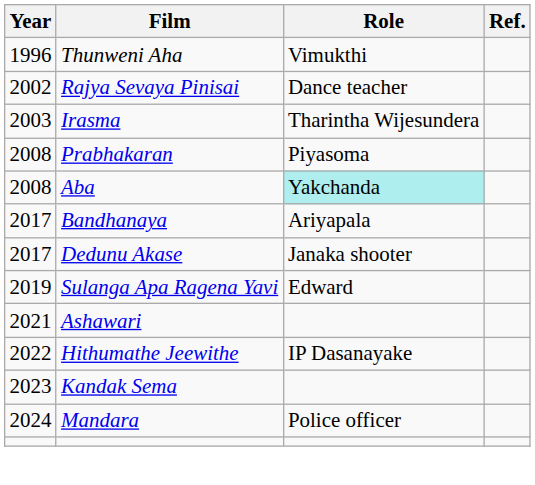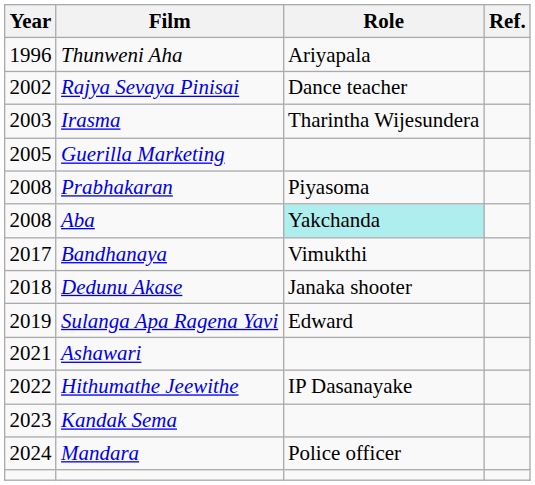(327, 54) Vimukthi -> (329, 54) Ariyapala
+ row: (143, 154)
(329, 220) Ariyapala -> (327, 253) Vimukthi
(30, 253) 2017 -> (30, 287) 2018
